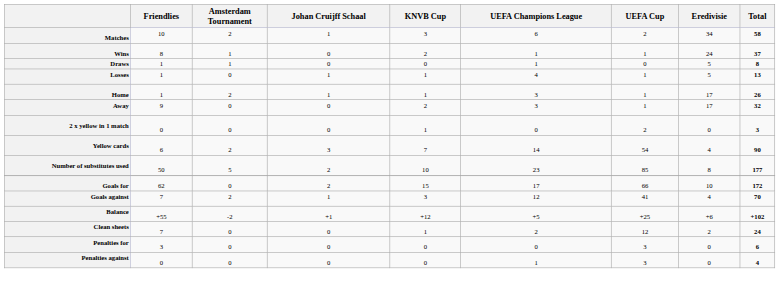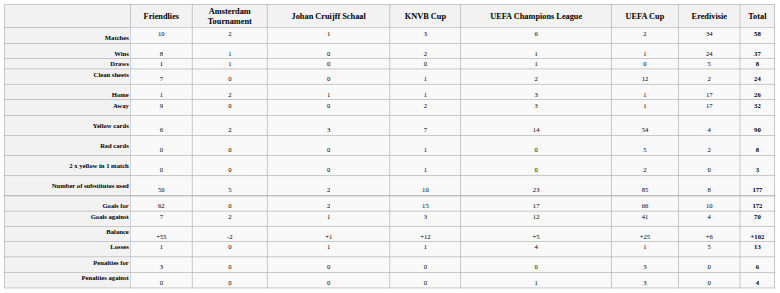rows swapped: (120, 74) <-> (111, 226)
rows swapped: (111, 145) <-> (99, 125)
+ row: (115, 145)
